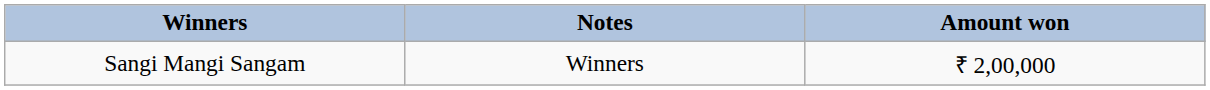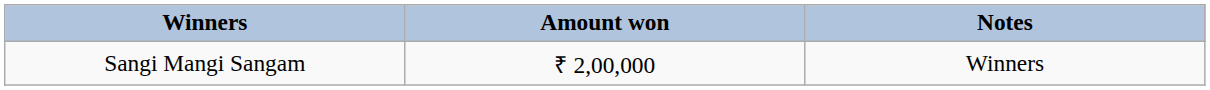columns swapped: (605, 23) <-> (1005, 23)
